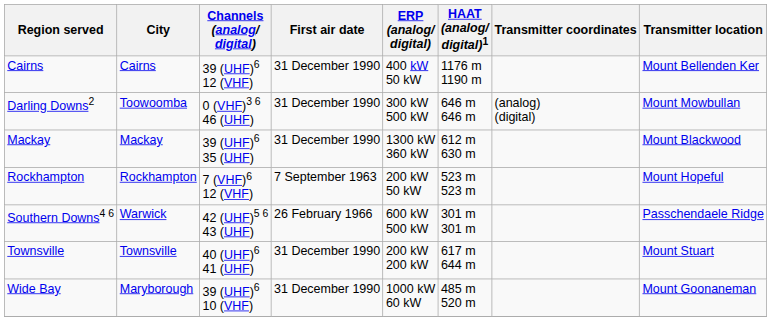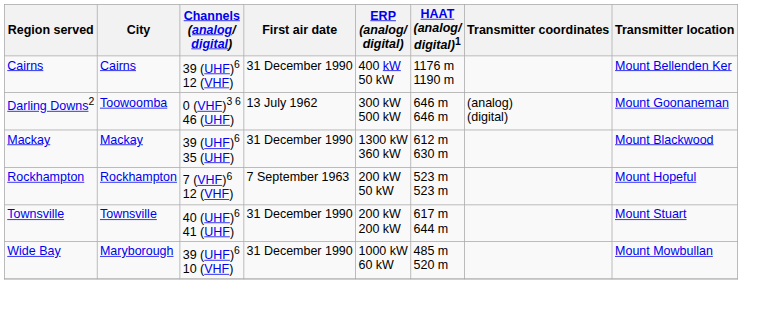(327, 102) 31 December 1990 -> (282, 102) 13 July 1962
(691, 102) Mount Mowbullan -> (672, 102) Mount Goonaneman
- row: (61, 216)
(699, 288) Mount Goonaneman -> (664, 251) Mount Mowbullan
